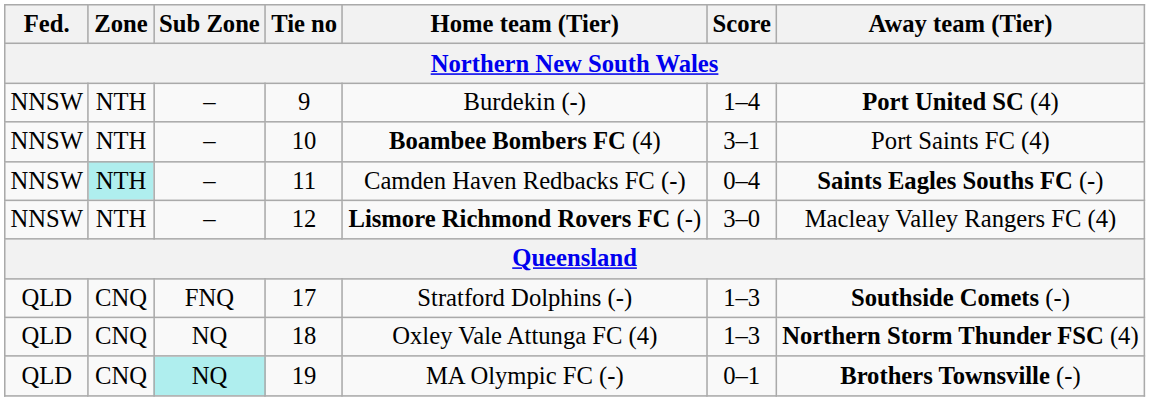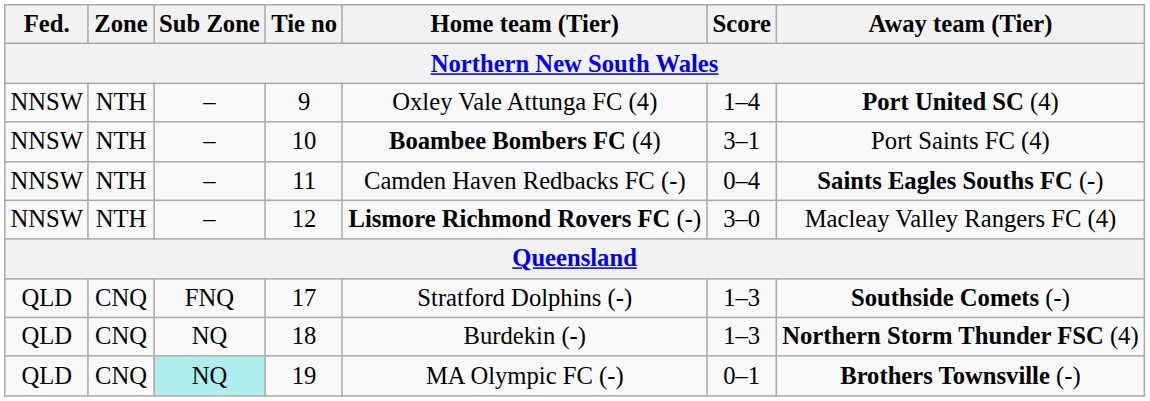(525, 102) Burdekin (-) -> (525, 102) Oxley Vale Attunga FC (4)
(121, 180) paleturquoise background -> (121, 180) no background
(525, 336) Oxley Vale Attunga FC (4) -> (525, 336) Burdekin (-)
